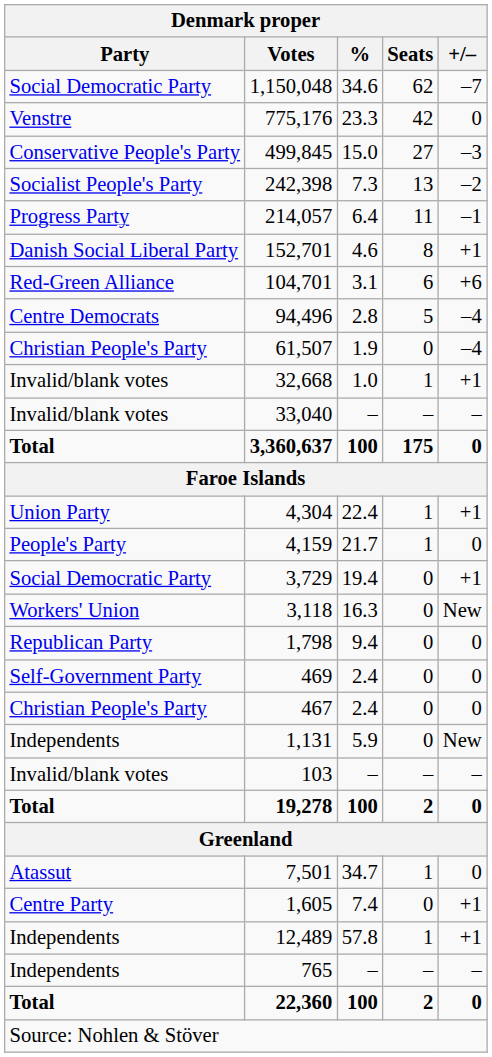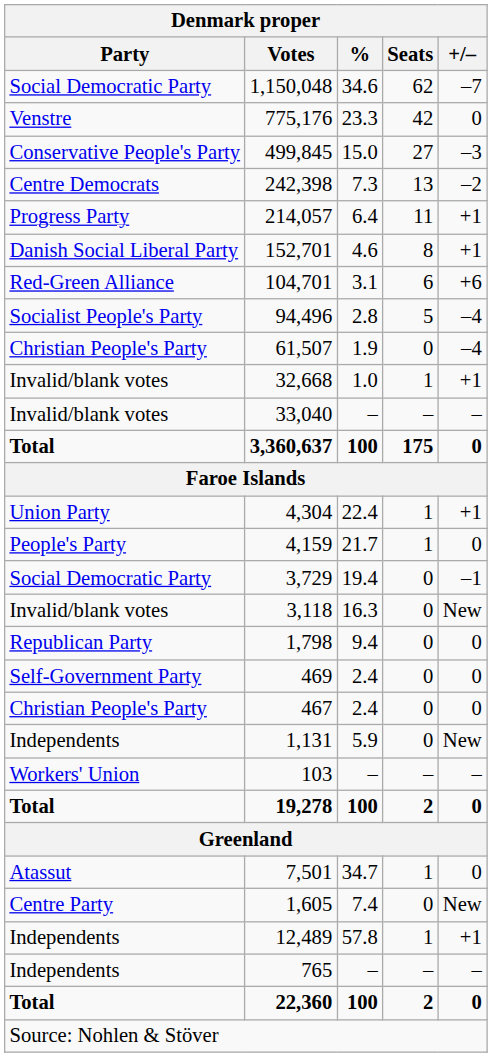(106, 184) Socialist People's Party -> (84, 184) Centre Democrats
(471, 217) –1 -> (471, 217) +1
(84, 315) Centre Democrats -> (106, 315) Socialist People's Party
(471, 577) +1 -> (471, 577) –1
(74, 610) Workers' Union -> (89, 610) Invalid/blank votes
(89, 773) Invalid/blank votes -> (74, 773) Workers' Union
(471, 904) +1 -> (462, 904) New
